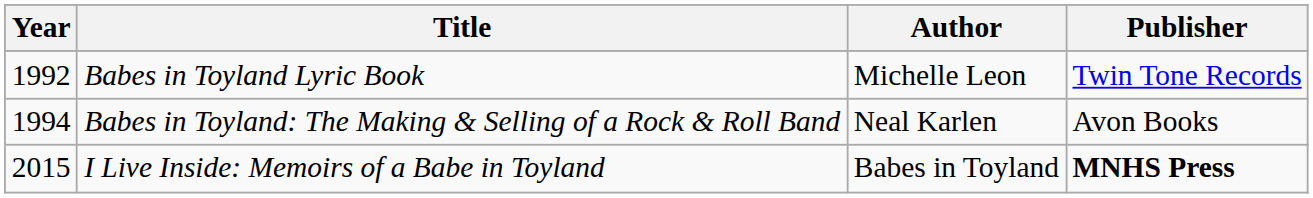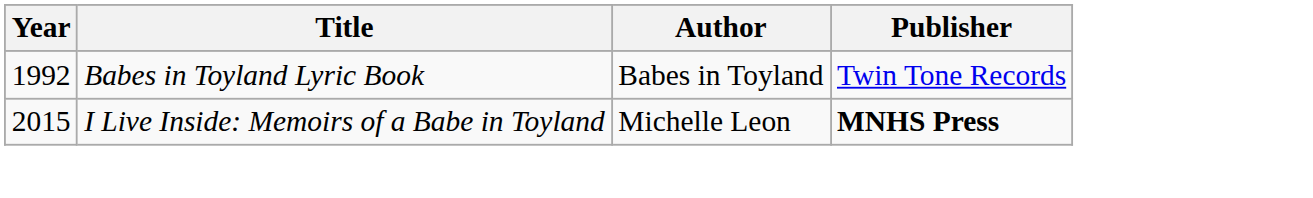(940, 74) Michelle Leon -> (721, 74) Babes in Toyland
- row: (462, 121)
(956, 167) Babes in Toyland -> (705, 121) Michelle Leon
